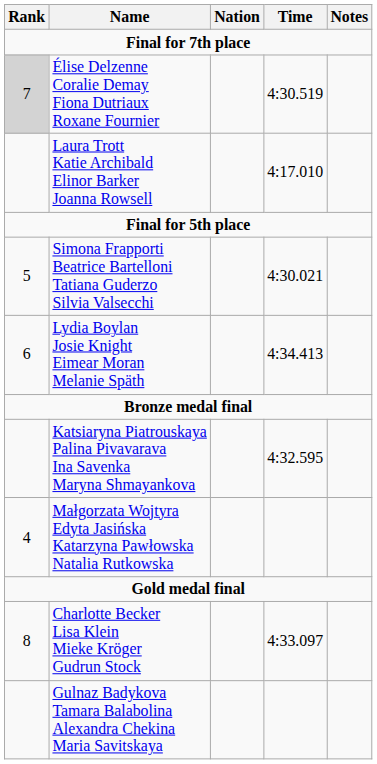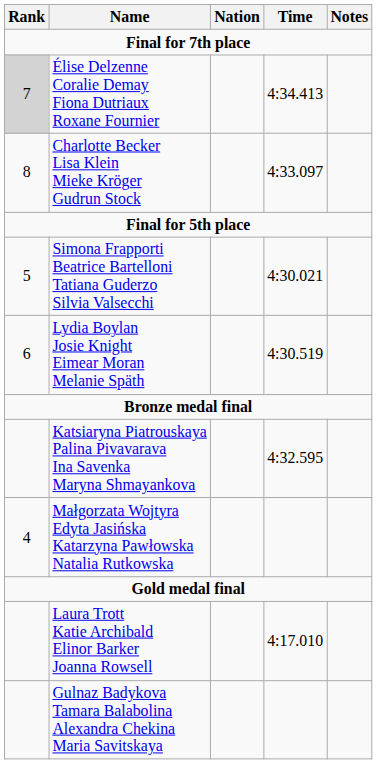(295, 94) 4:30.519 -> (295, 94) 4:34.413
rows swapped: (106, 640) <-> (103, 172)
(295, 354) 4:34.413 -> (295, 354) 4:30.519
